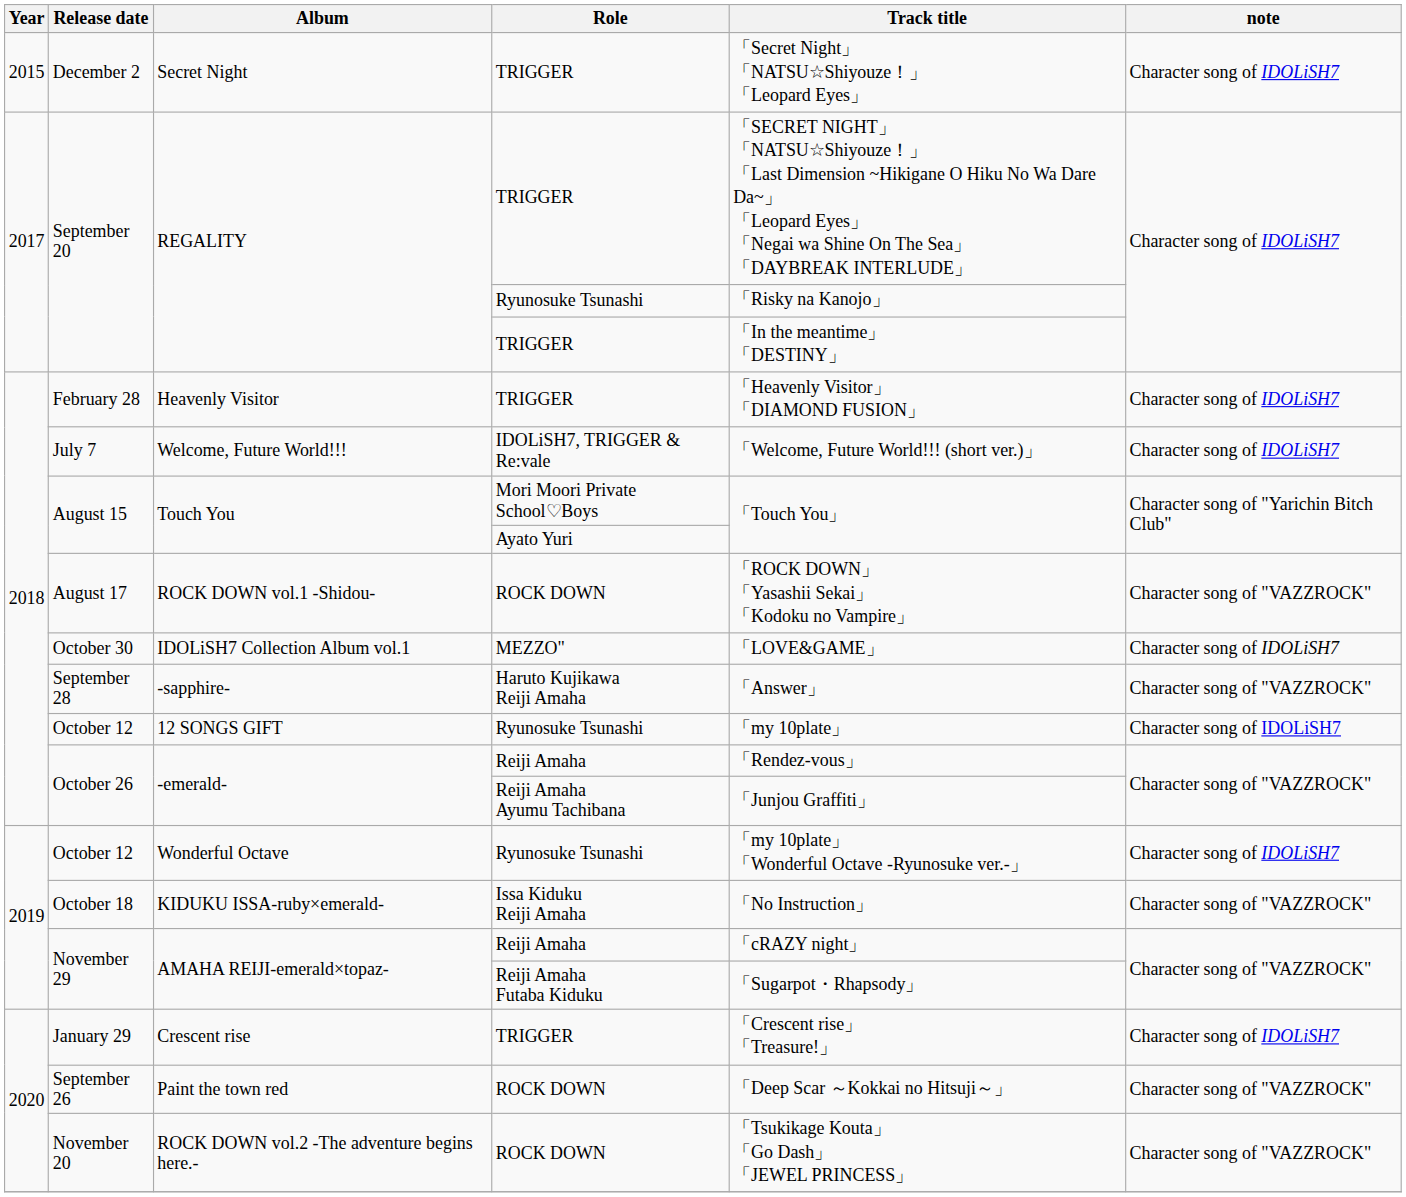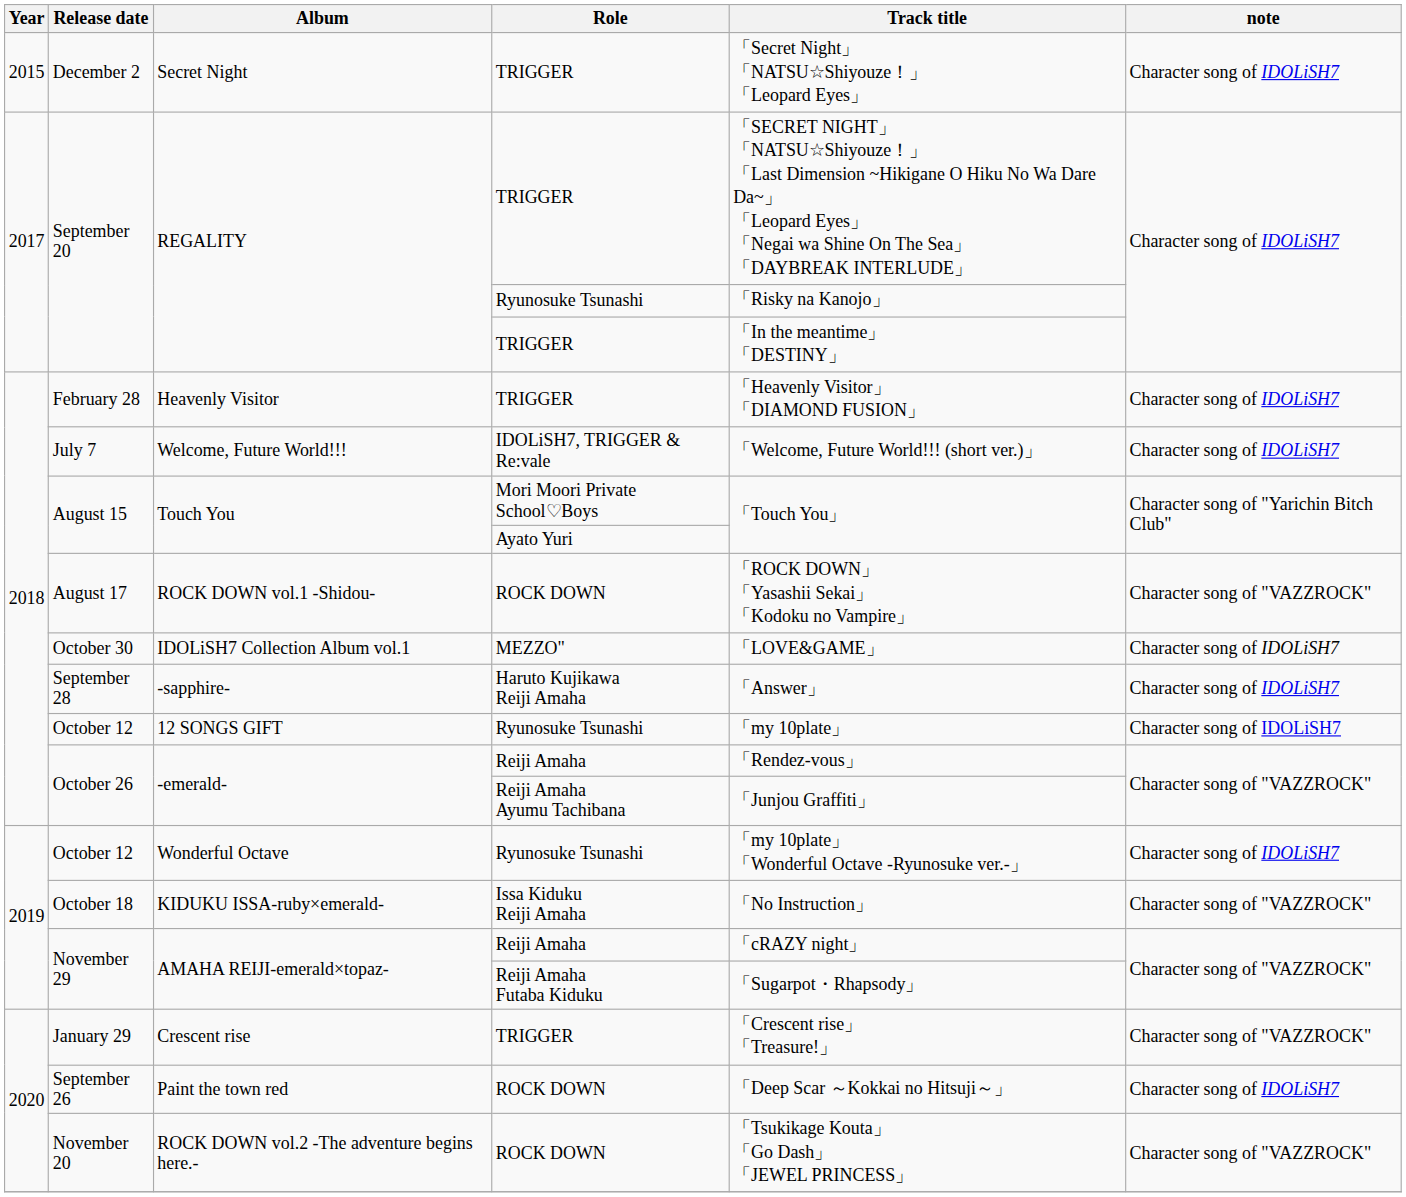(1250, 688) Character song of "VAZZROCK" -> (1234, 688) Character song of IDOLiSH7
(1234, 1036) Character song of IDOLiSH7 -> (1250, 1036) Character song of "VAZZROCK"
(1250, 1088) Character song of "VAZZROCK" -> (1234, 1088) Character song of IDOLiSH7
